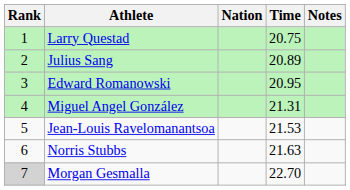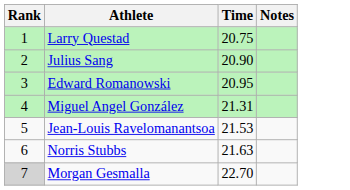- column: (242, 15)
(285, 60) 20.89 -> (237, 60) 20.90
